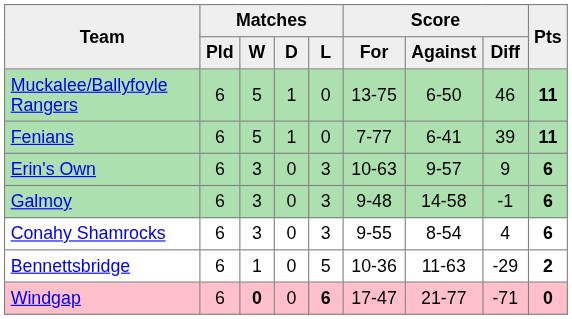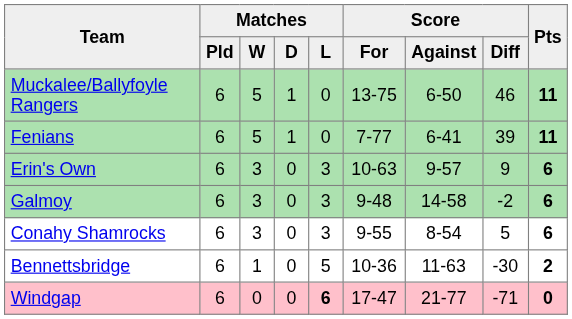(505, 201) -1 -> (505, 201) -2
(505, 233) 4 -> (505, 233) 5
(505, 265) -29 -> (505, 265) -30
(257, 298) bold -> (257, 298) normal
